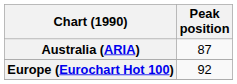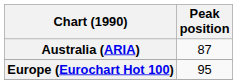(205, 69) 92 -> (205, 69) 95
